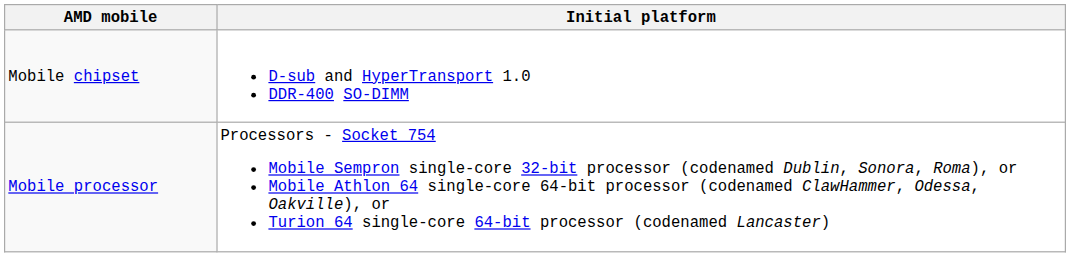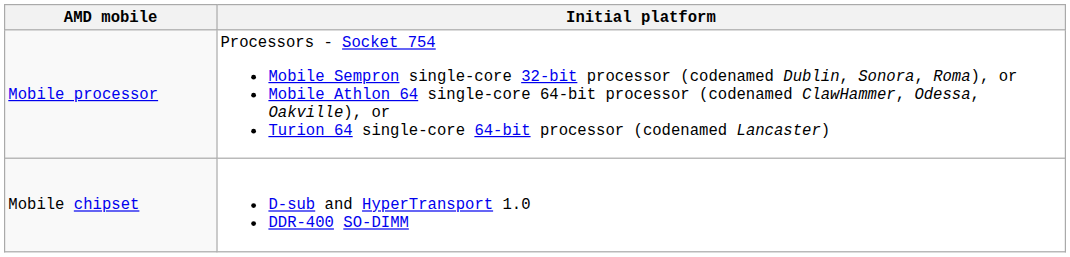rows swapped: (83, 187) <-> (74, 76)
